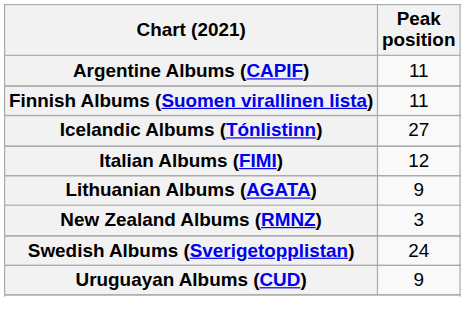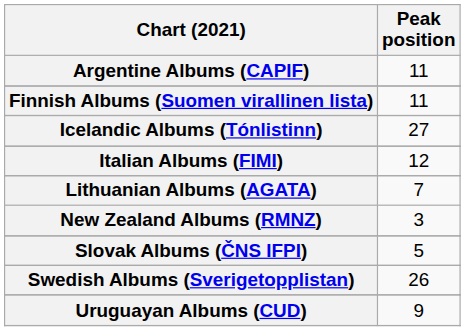(419, 190) 9 -> (419, 190) 7
+ row: (191, 250)
(419, 250) 24 -> (419, 280) 26
